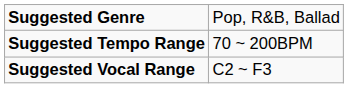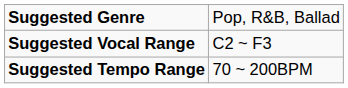rows swapped: (107, 43) <-> (102, 69)
